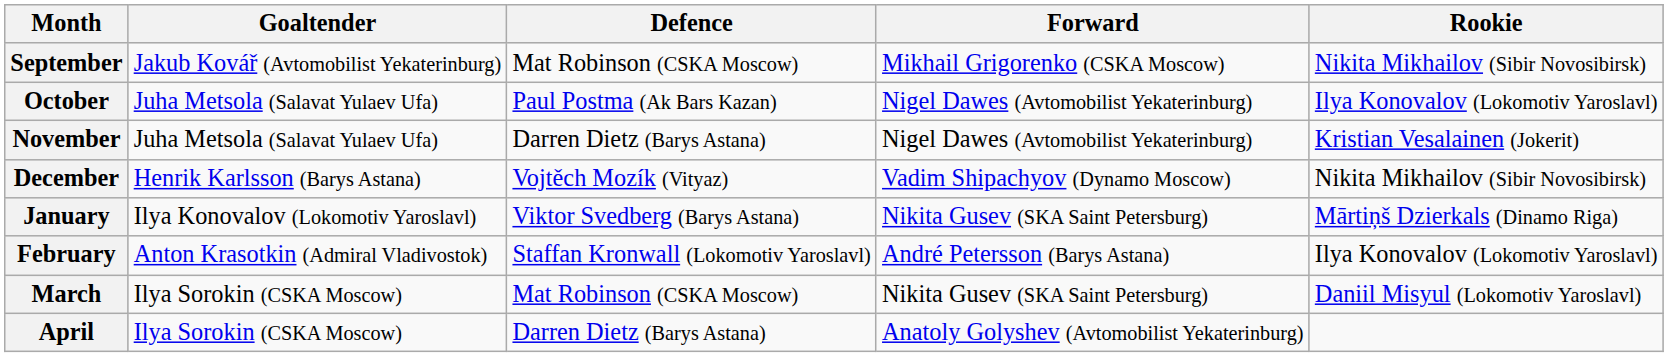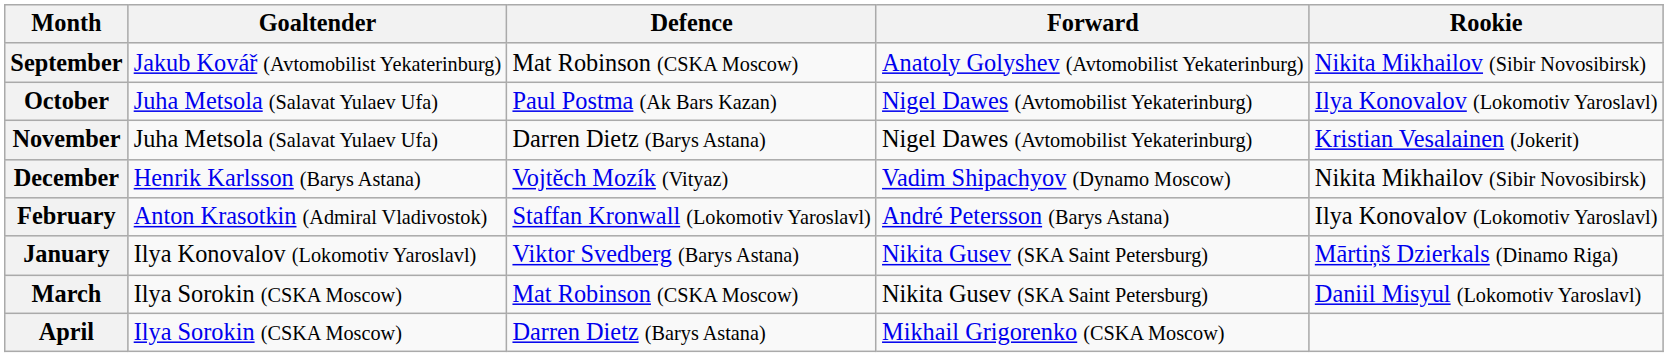(1053, 62) Mikhail Grigorenko (CSKA Moscow) -> (1093, 62) Anatoly Golyshev (Avtomobilist Yekaterinburg)
rows swapped: (66, 216) <-> (66, 255)
(1093, 332) Anatoly Golyshev (Avtomobilist Yekaterinburg) -> (1053, 332) Mikhail Grigorenko (CSKA Moscow)
